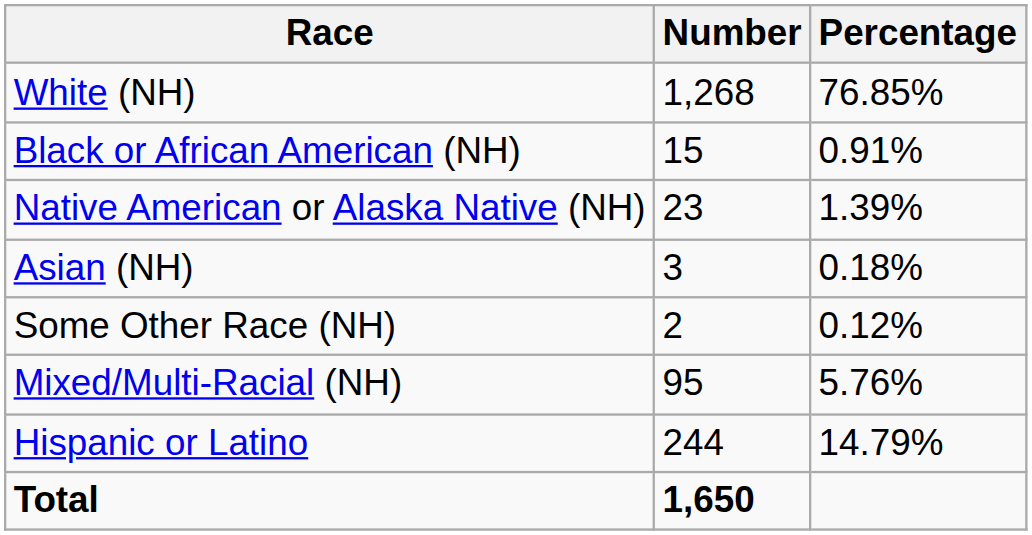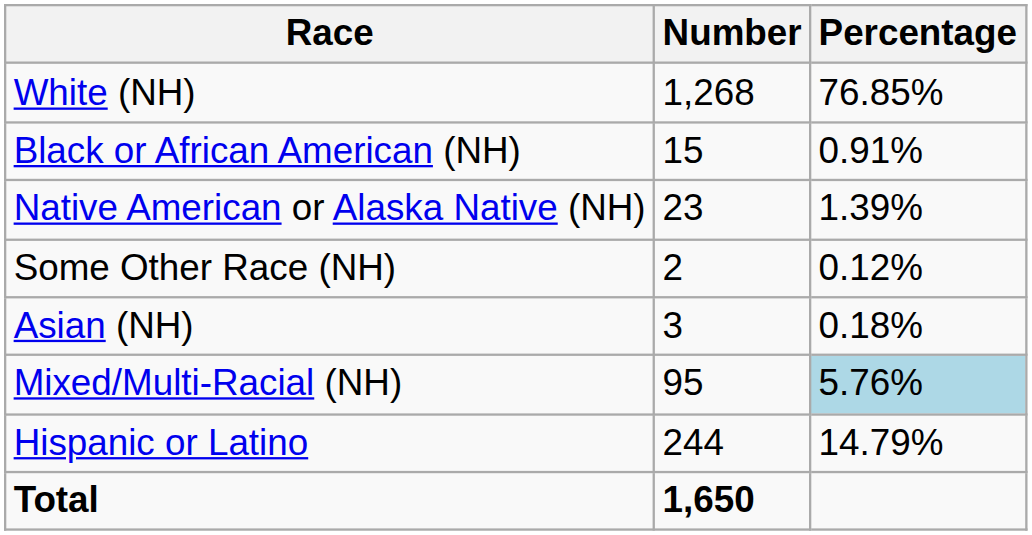rows swapped: (104, 267) <-> (205, 325)
(871, 383) no background -> (871, 383) lightblue background
